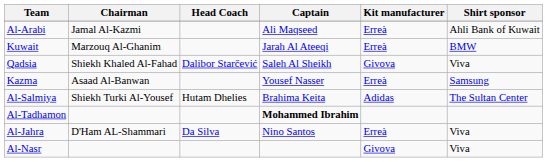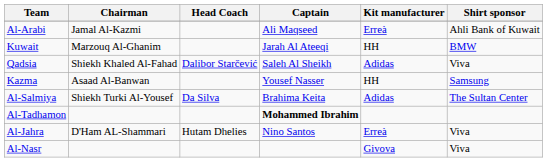(375, 47) Erreà -> (371, 47) HH
(379, 64) Givova -> (379, 64) Adidas
(375, 81) Erreà -> (371, 81) HH
(214, 98) Hutam Dhelies -> (201, 98) Da Silva
(201, 132) Da Silva -> (214, 132) Hutam Dhelies
